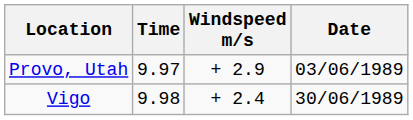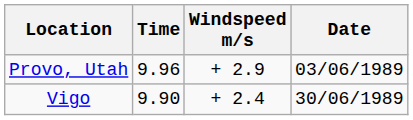(159, 70) 9.97 -> (159, 70) 9.96
(159, 99) 9.98 -> (159, 99) 9.90
